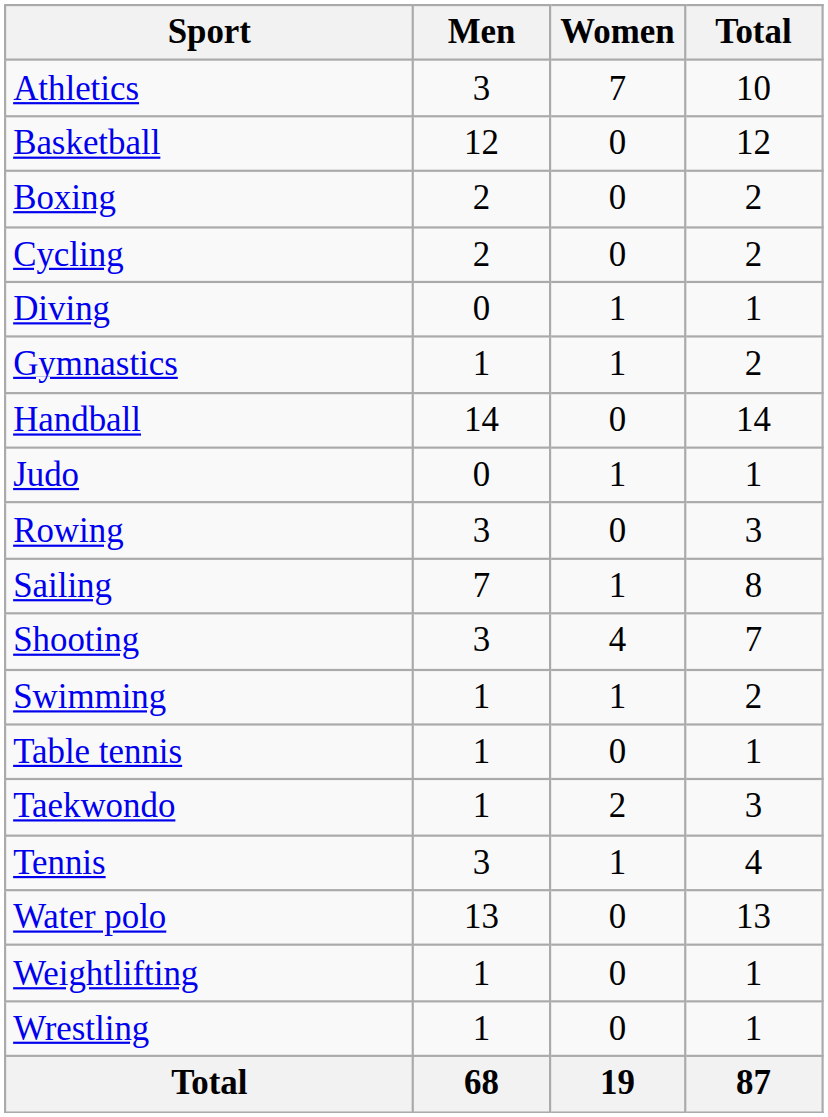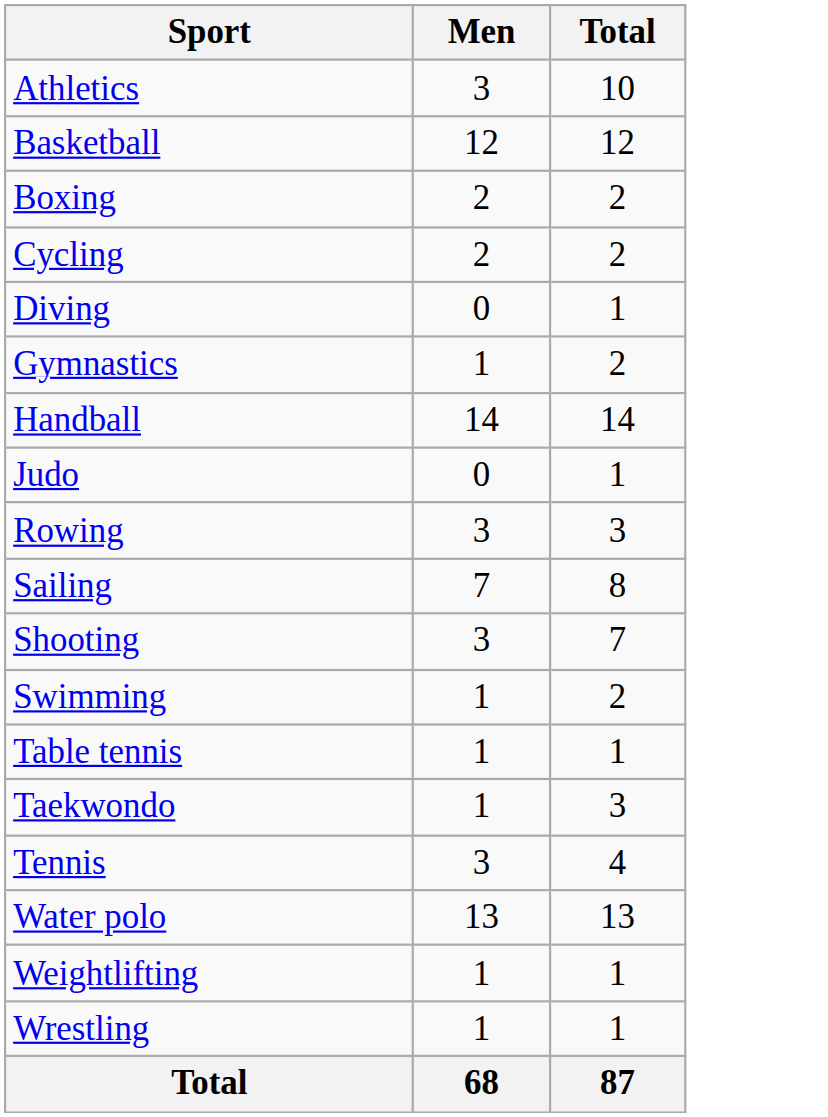- column: (618, 32)
